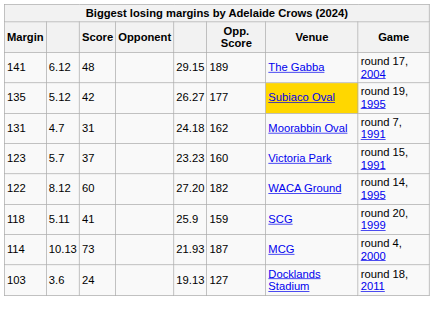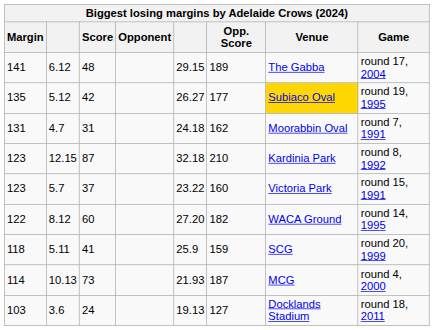+ row: (63, 158)
(190, 158) 23.23 -> (190, 189) 23.22
